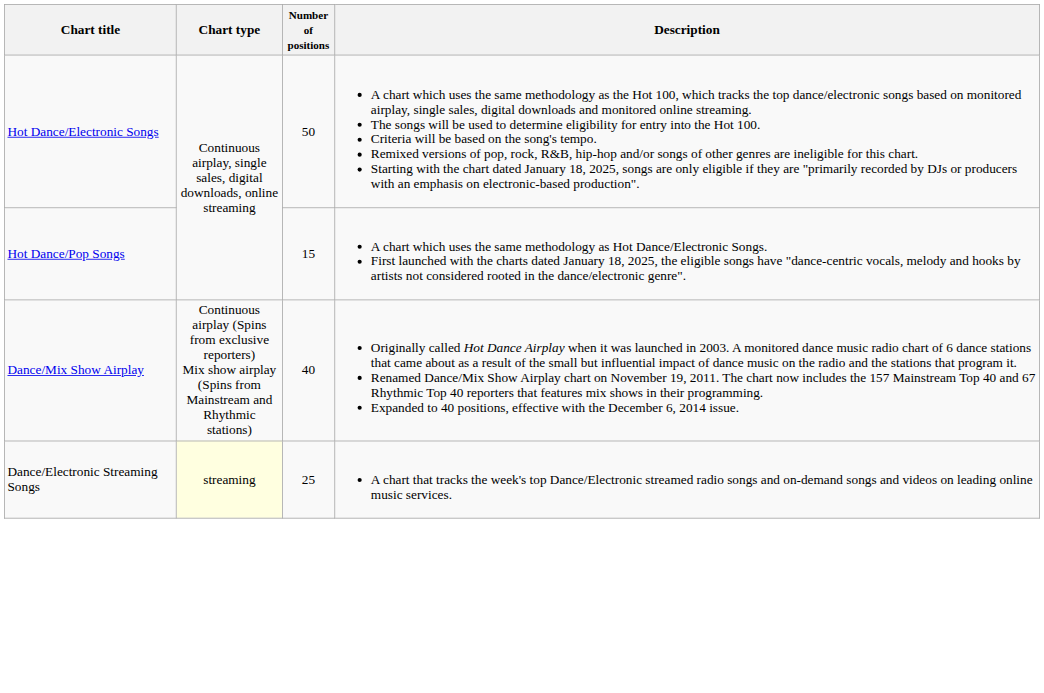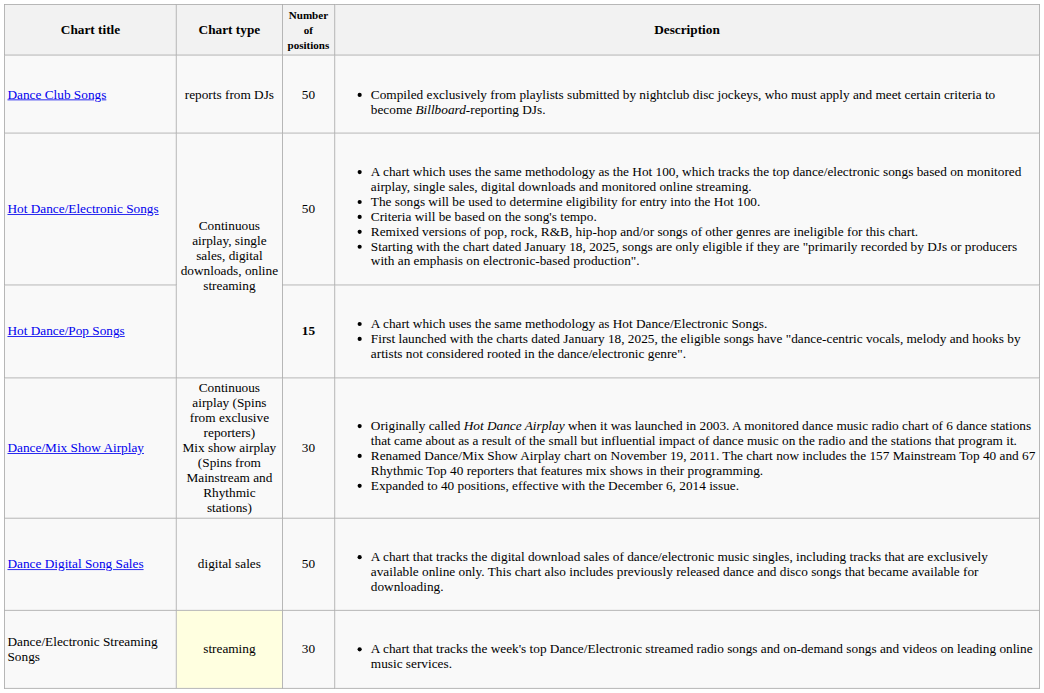+ row: (57, 94)
(308, 253) normal -> (308, 331) bold
(308, 370) 40 -> (308, 447) 30
+ row: (76, 564)
(308, 479) 25 -> (308, 649) 30
